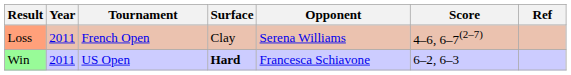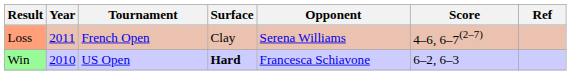(62, 60) 2011 -> (62, 60) 2010
